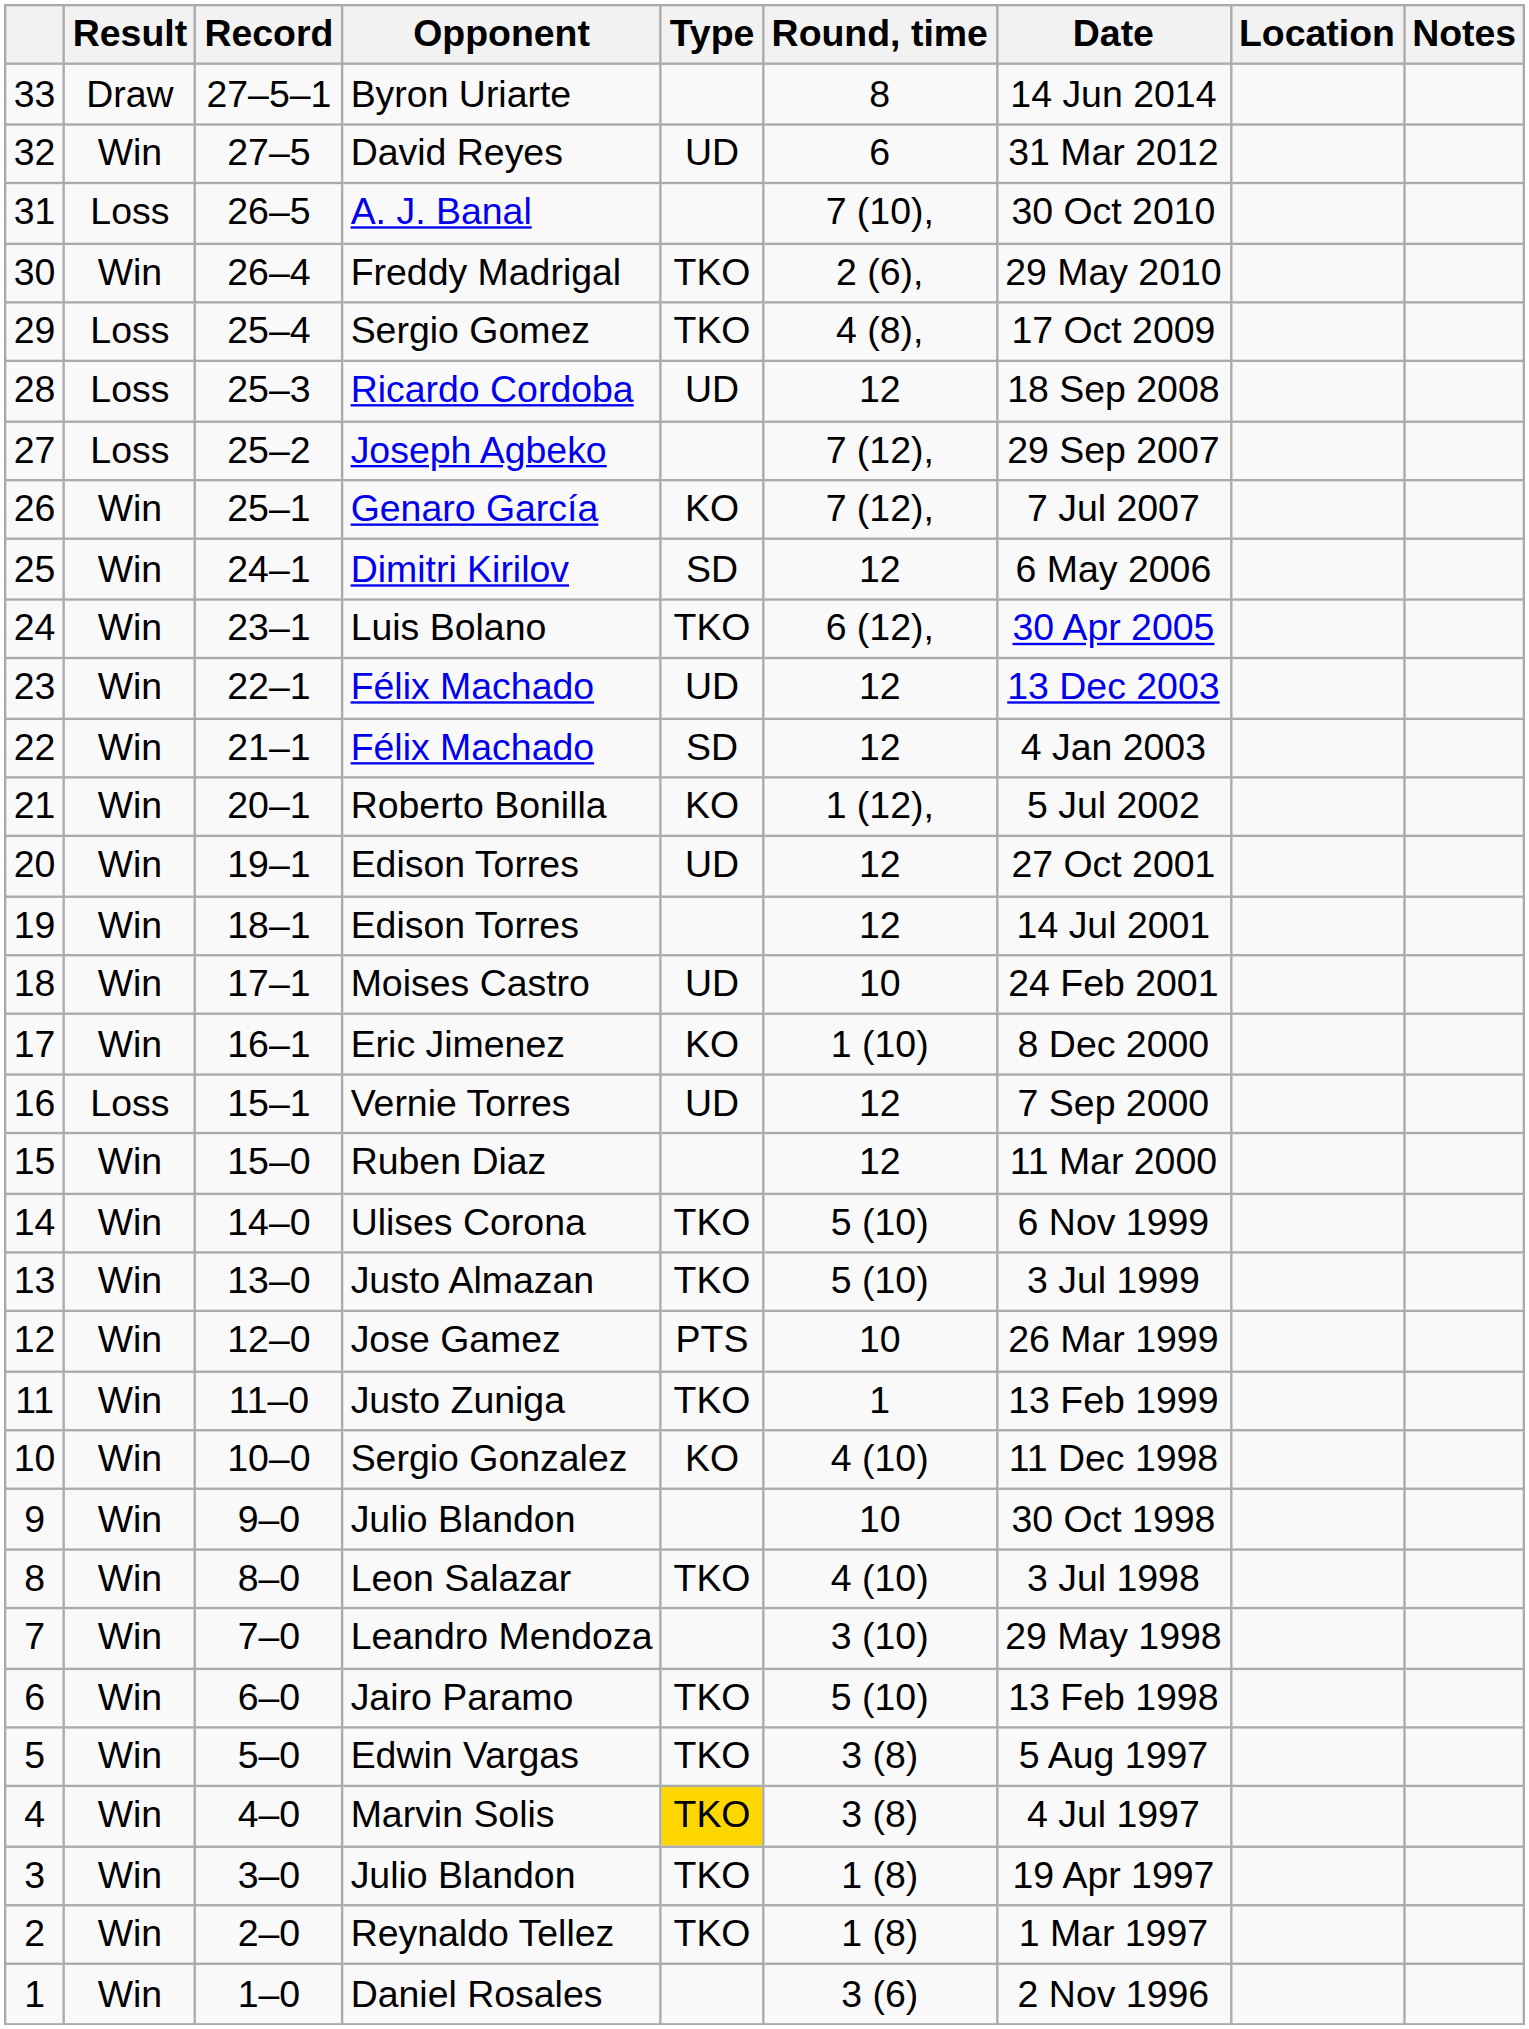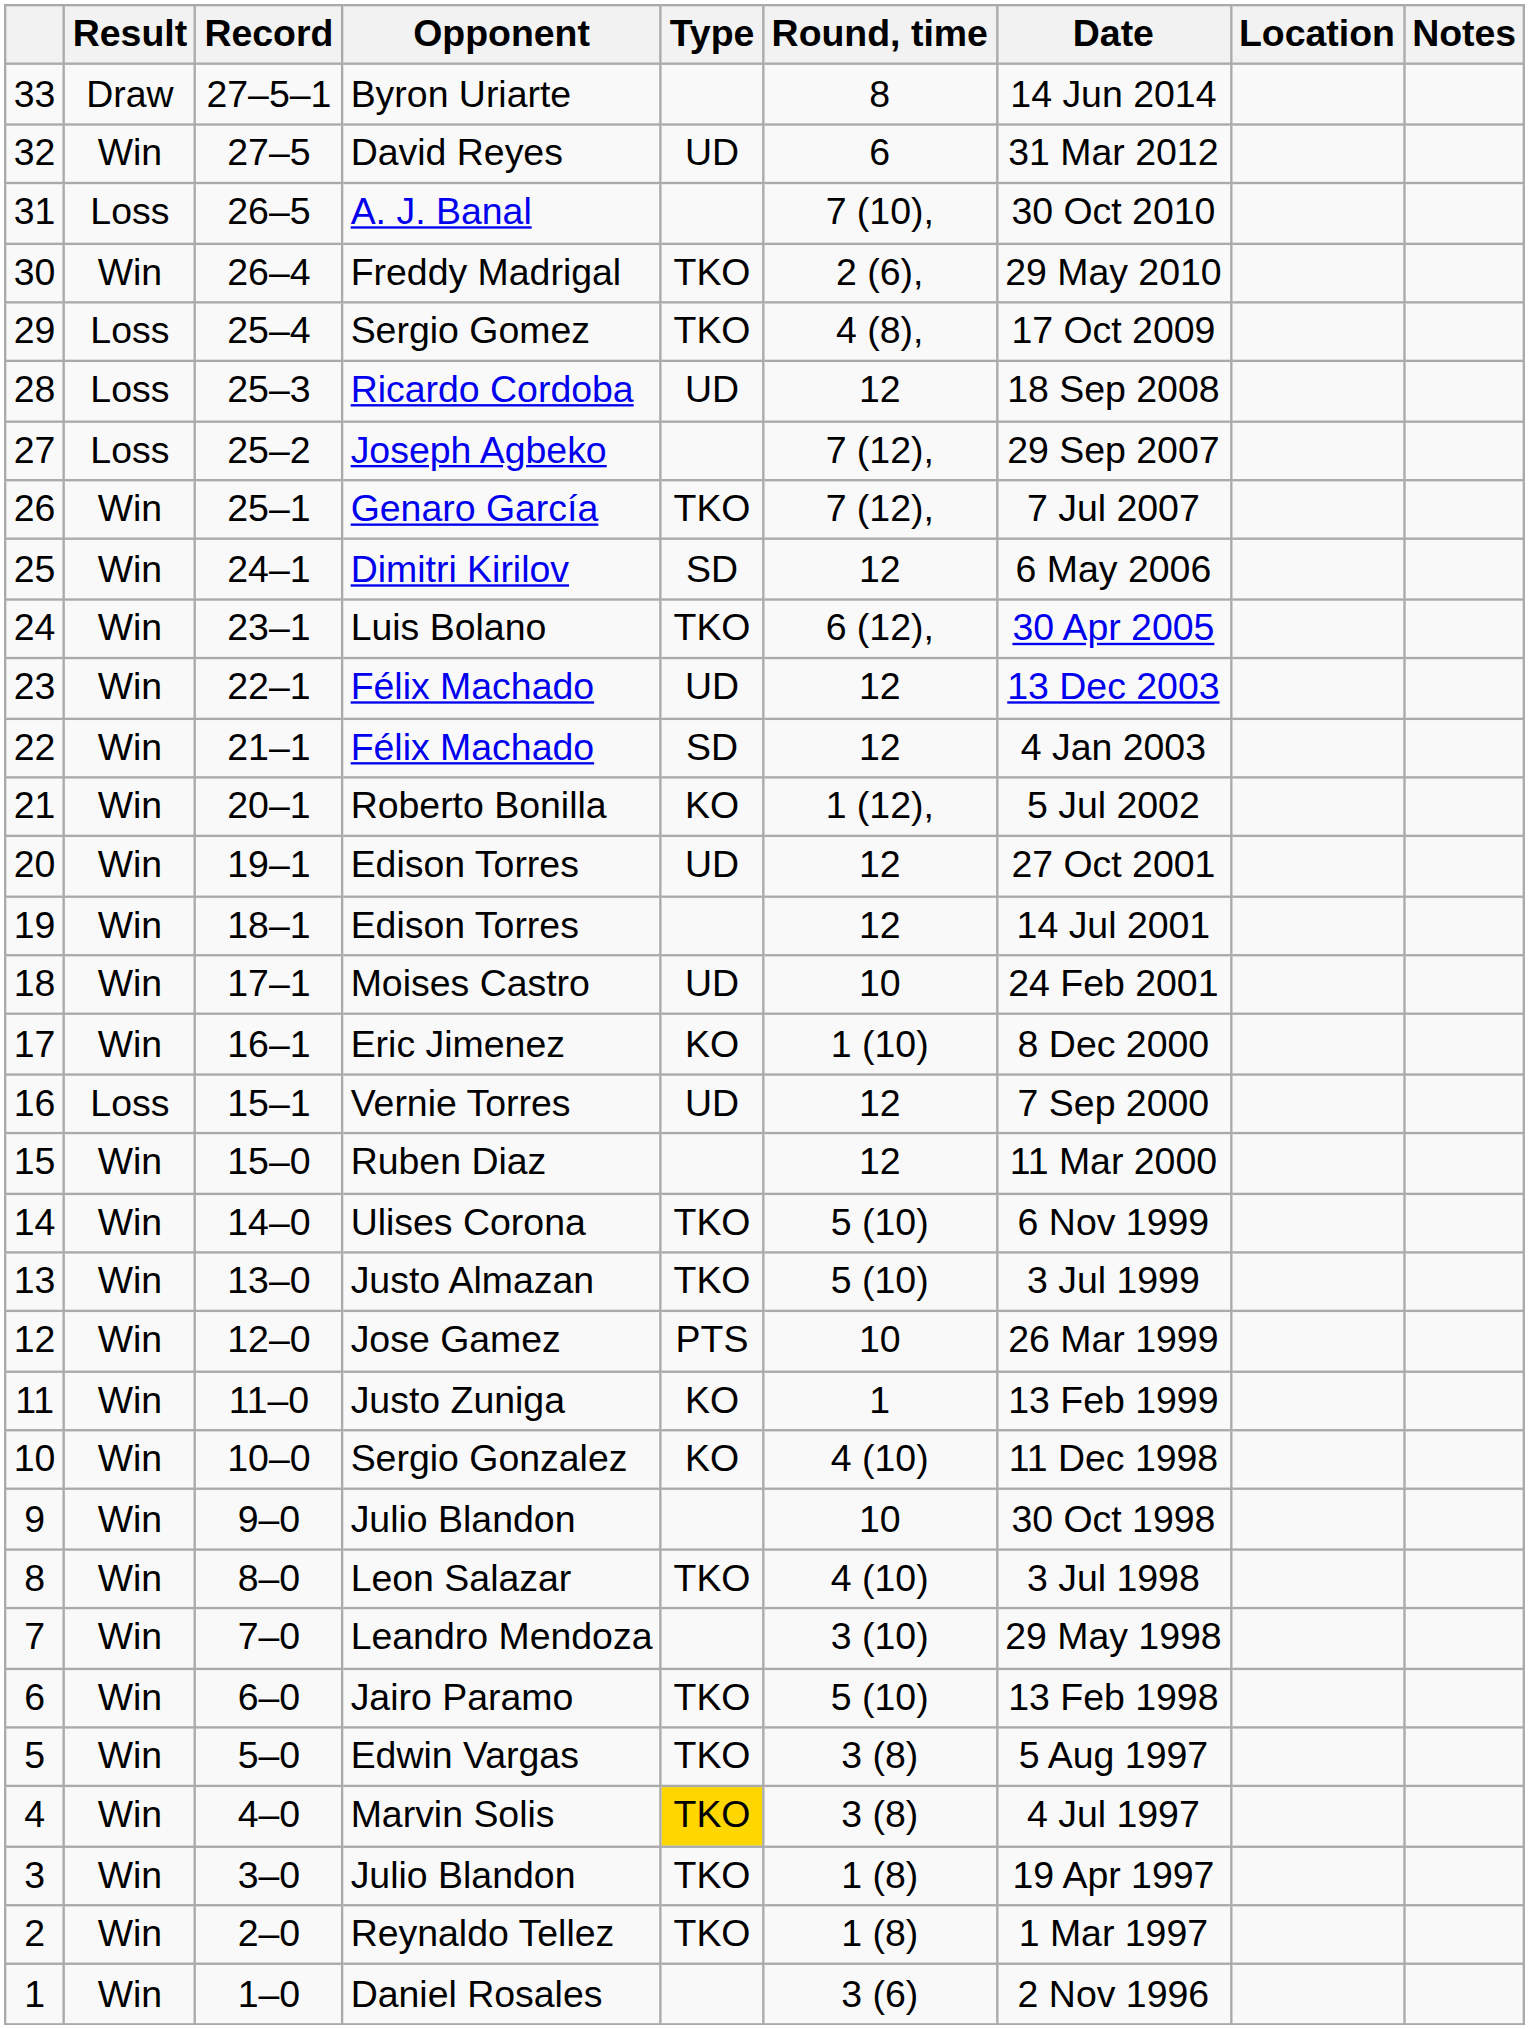(712, 509) KO -> (712, 509) TKO
(712, 1399) TKO -> (712, 1399) KO
